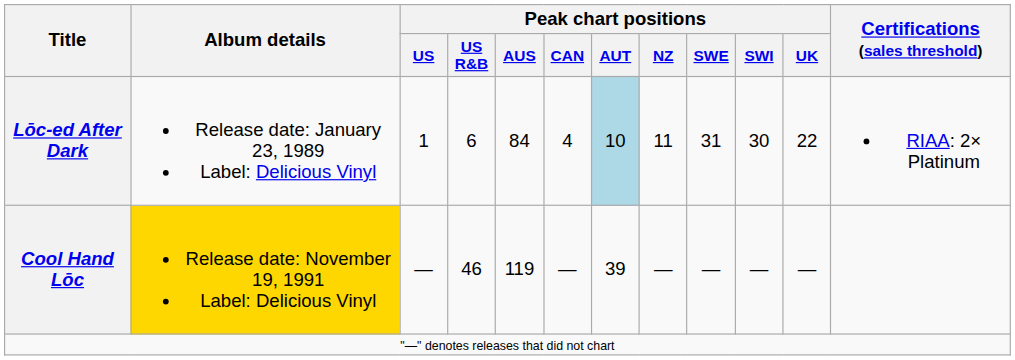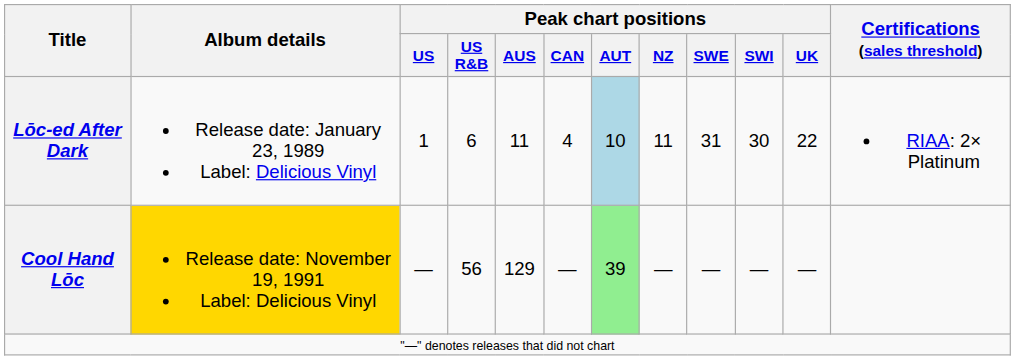(519, 140) 84 -> (519, 140) 11
(472, 269) 46 -> (472, 269) 56
(519, 269) 119 -> (519, 269) 129
(615, 269) no background -> (615, 269) lightgreen background
